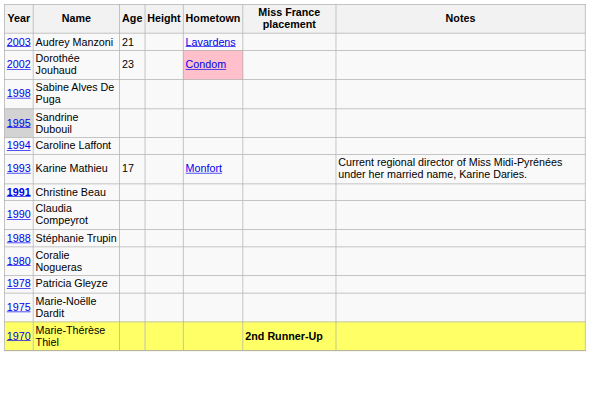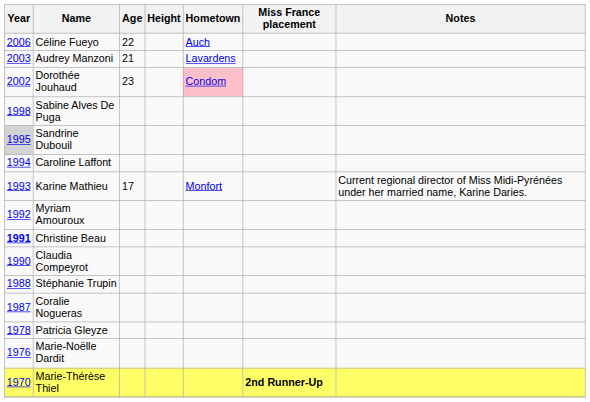+ row: (67, 42)
+ row: (60, 215)
(19, 261) 1980 -> (19, 307) 1987
(19, 307) 1975 -> (19, 353) 1976
